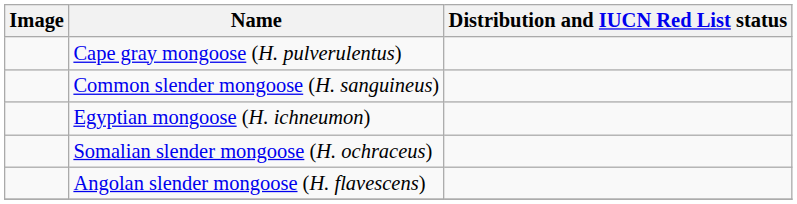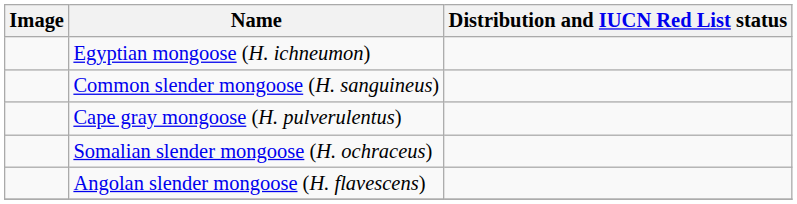rows swapped: (222, 118) <-> (237, 53)
